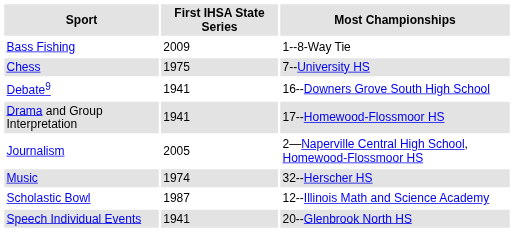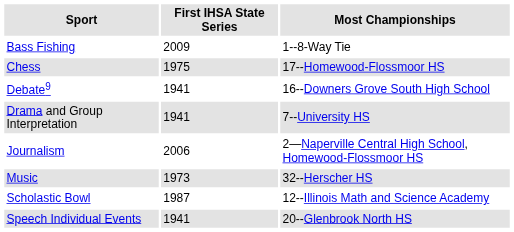(326, 67) 7--University HS -> (364, 67) 17--Homewood-Flossmoor HS
(364, 117) 17--Homewood-Flossmoor HS -> (326, 117) 7--University HS
(177, 151) 2005 -> (177, 151) 2006
(177, 178) 1974 -> (177, 178) 1973
